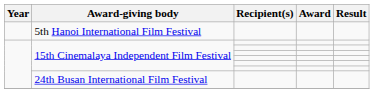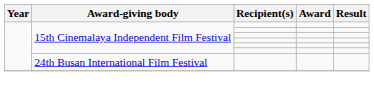- row: (18, 31)
